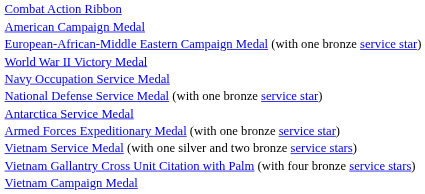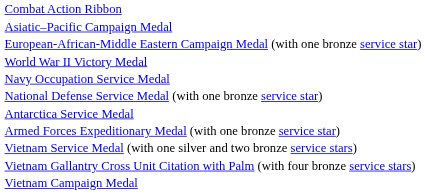- row: (75, 26)
+ row: (88, 26)
